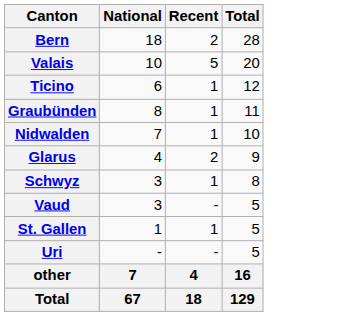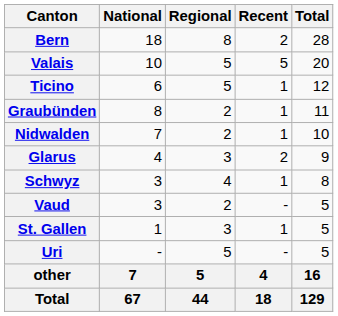+ column: (200, 16)
